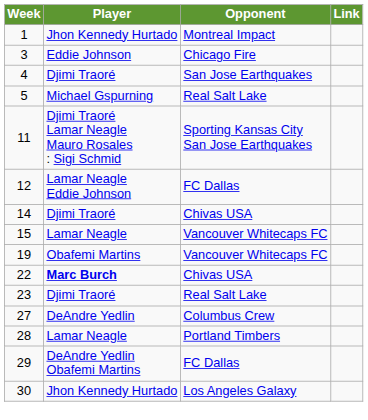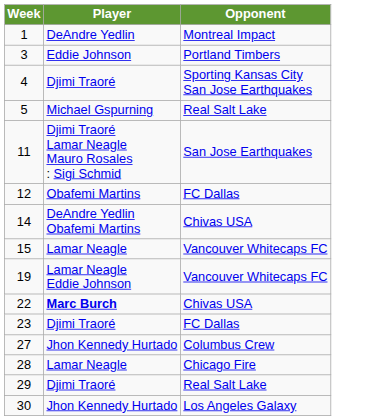- column: (347, 14)
(112, 34) Jhon Kennedy Hurtado -> (91, 34) DeAndre Yedlin
(220, 55) Chicago Fire -> (232, 55) Portland Timbers
(248, 75) San Jose Earthquakes -> (248, 82) Sporting Kansas City San Jose Earthquakes
(248, 137) Sporting Kansas City San Jose Earthquakes -> (248, 152) San Jose Earthquakes
(89, 186) Lamar Neagle Eddie Johnson -> (93, 194) Obafemi Martins
(81, 214) Djimi Traoré -> (93, 221) DeAndre Yedlin Obafemi Martins
(93, 254) Obafemi Martins -> (89, 276) Lamar Neagle Eddie Johnson
(225, 295) Real Salt Lake -> (211, 324) FC Dallas
(91, 315) DeAndre Yedlin -> (112, 344) Jhon Kennedy Hurtado
(232, 336) Portland Timbers -> (220, 364) Chicago Fire
(93, 363) DeAndre Yedlin Obafemi Martins -> (81, 385) Djimi Traoré
(211, 363) FC Dallas -> (225, 385) Real Salt Lake
